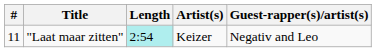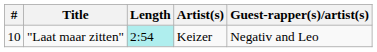(14, 36) 11 -> (14, 36) 10
